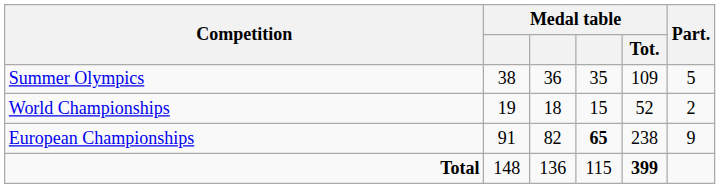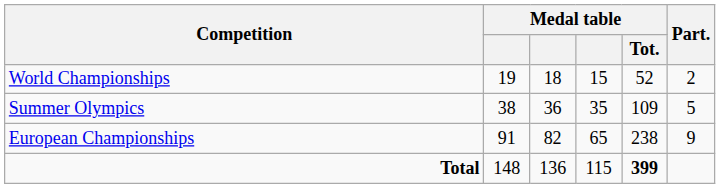rows swapped: (77, 79) <-> (89, 108)
(599, 138) bold -> (599, 138) normal
